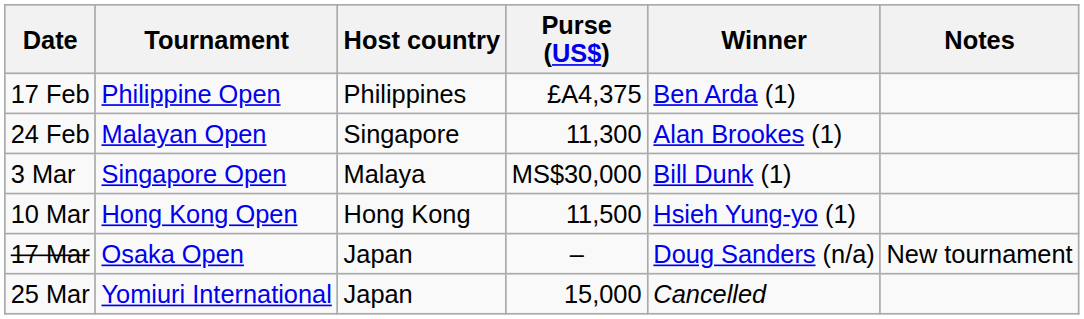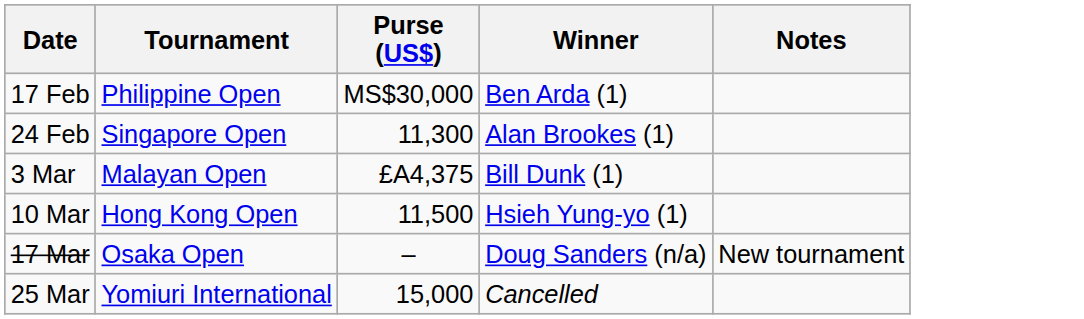- column: (422, 39)
(594, 94) £A4,375 -> (408, 94) MS$30,000
(184, 134) Malayan Open -> (194, 134) Singapore Open
(194, 174) Singapore Open -> (184, 174) Malayan Open
(577, 174) MS$30,000 -> (426, 174) £A4,375
